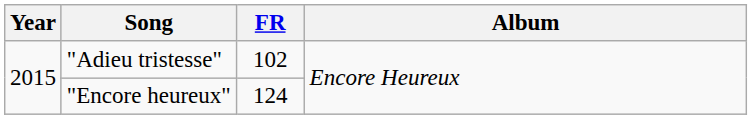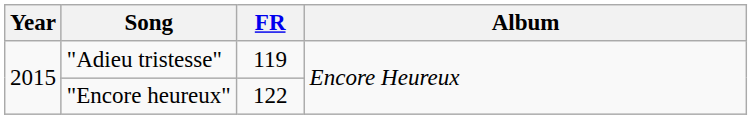(270, 59) 102 -> (270, 59) 119
(270, 95) 124 -> (270, 95) 122
